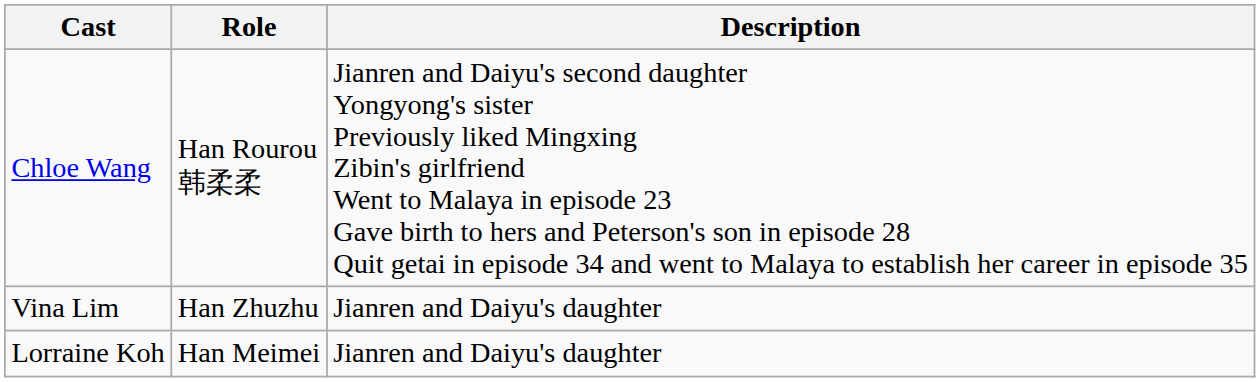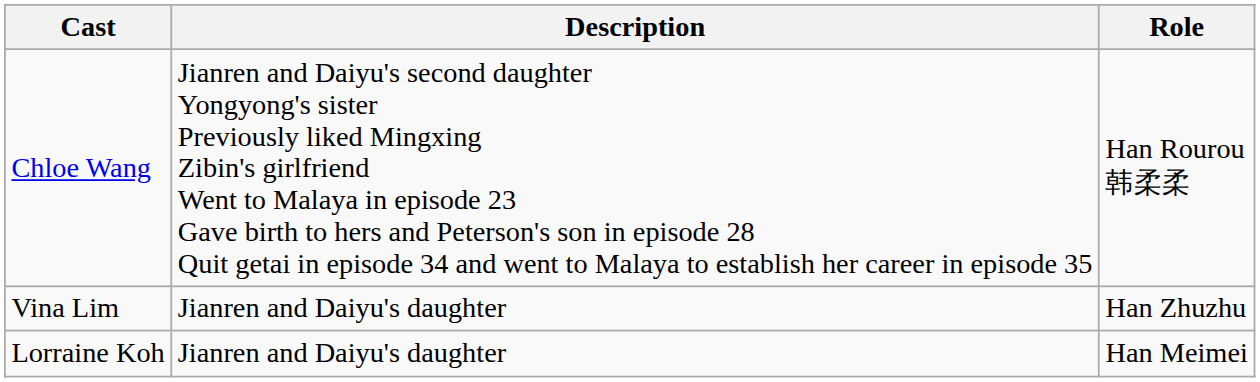columns swapped: (249, 26) <-> (791, 26)
